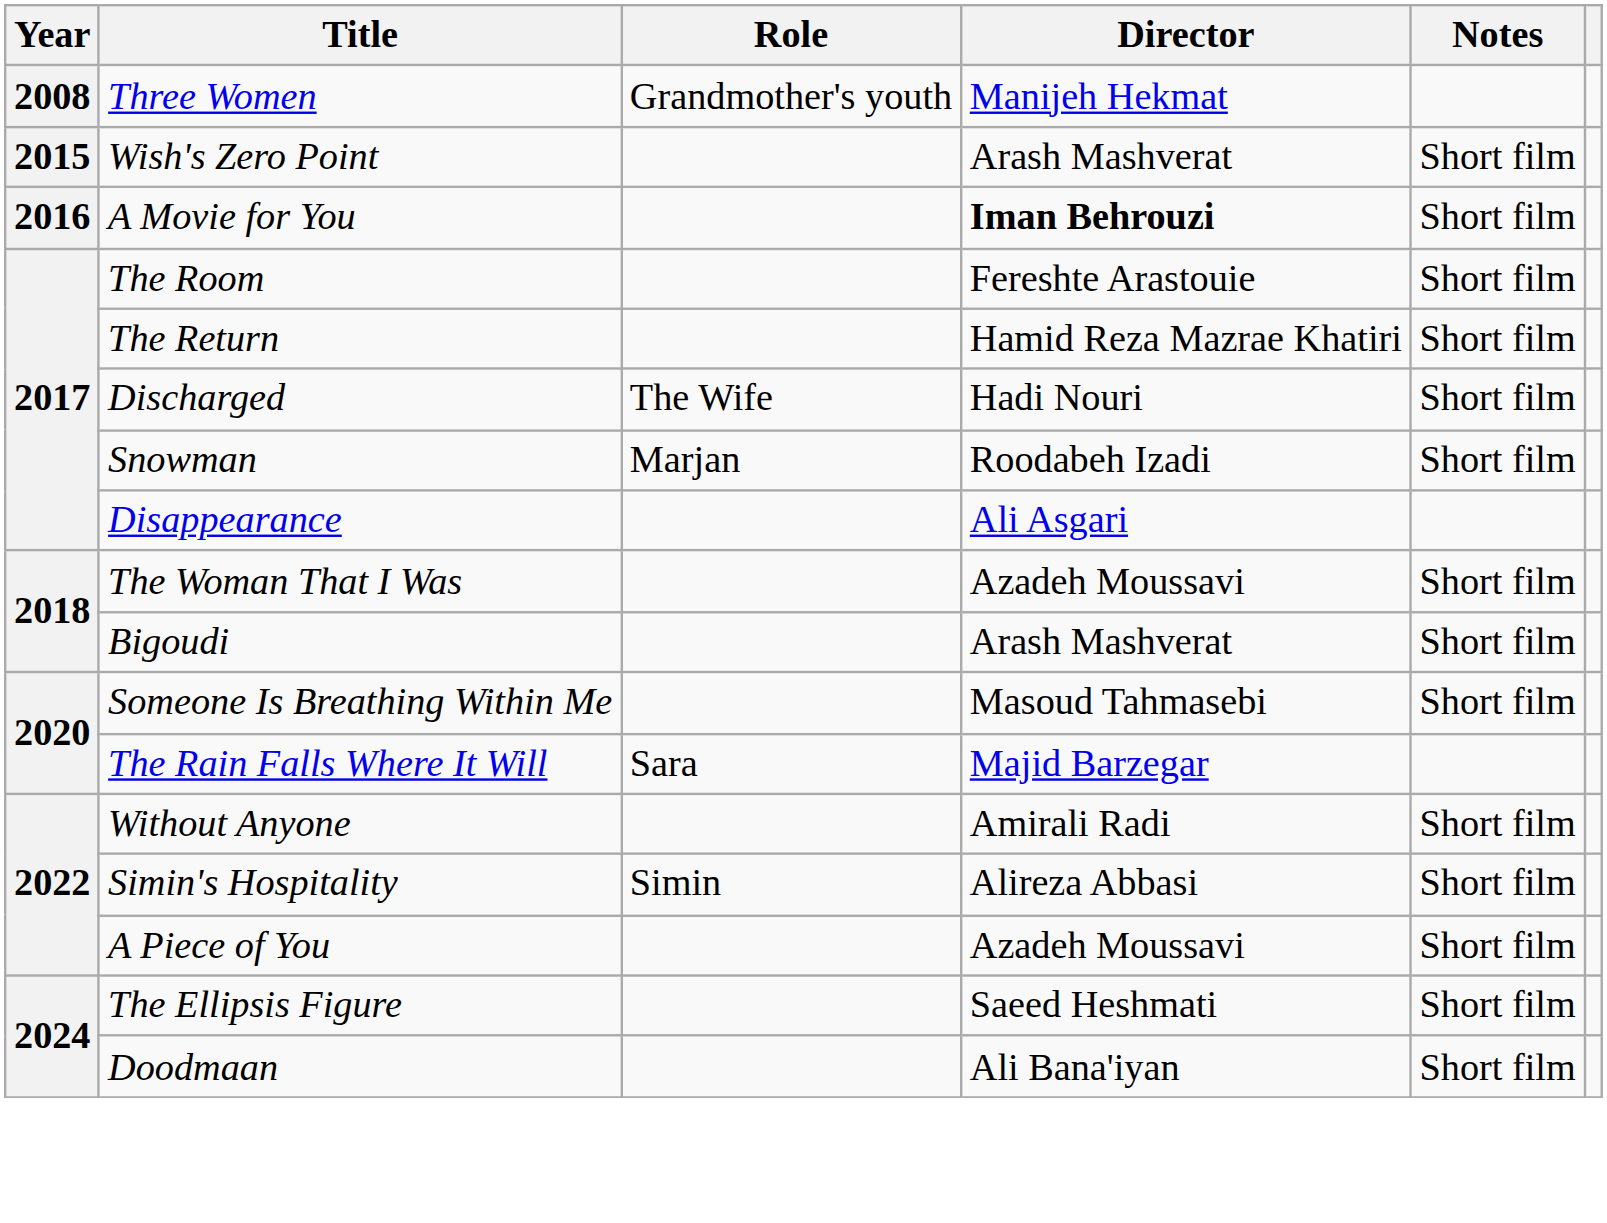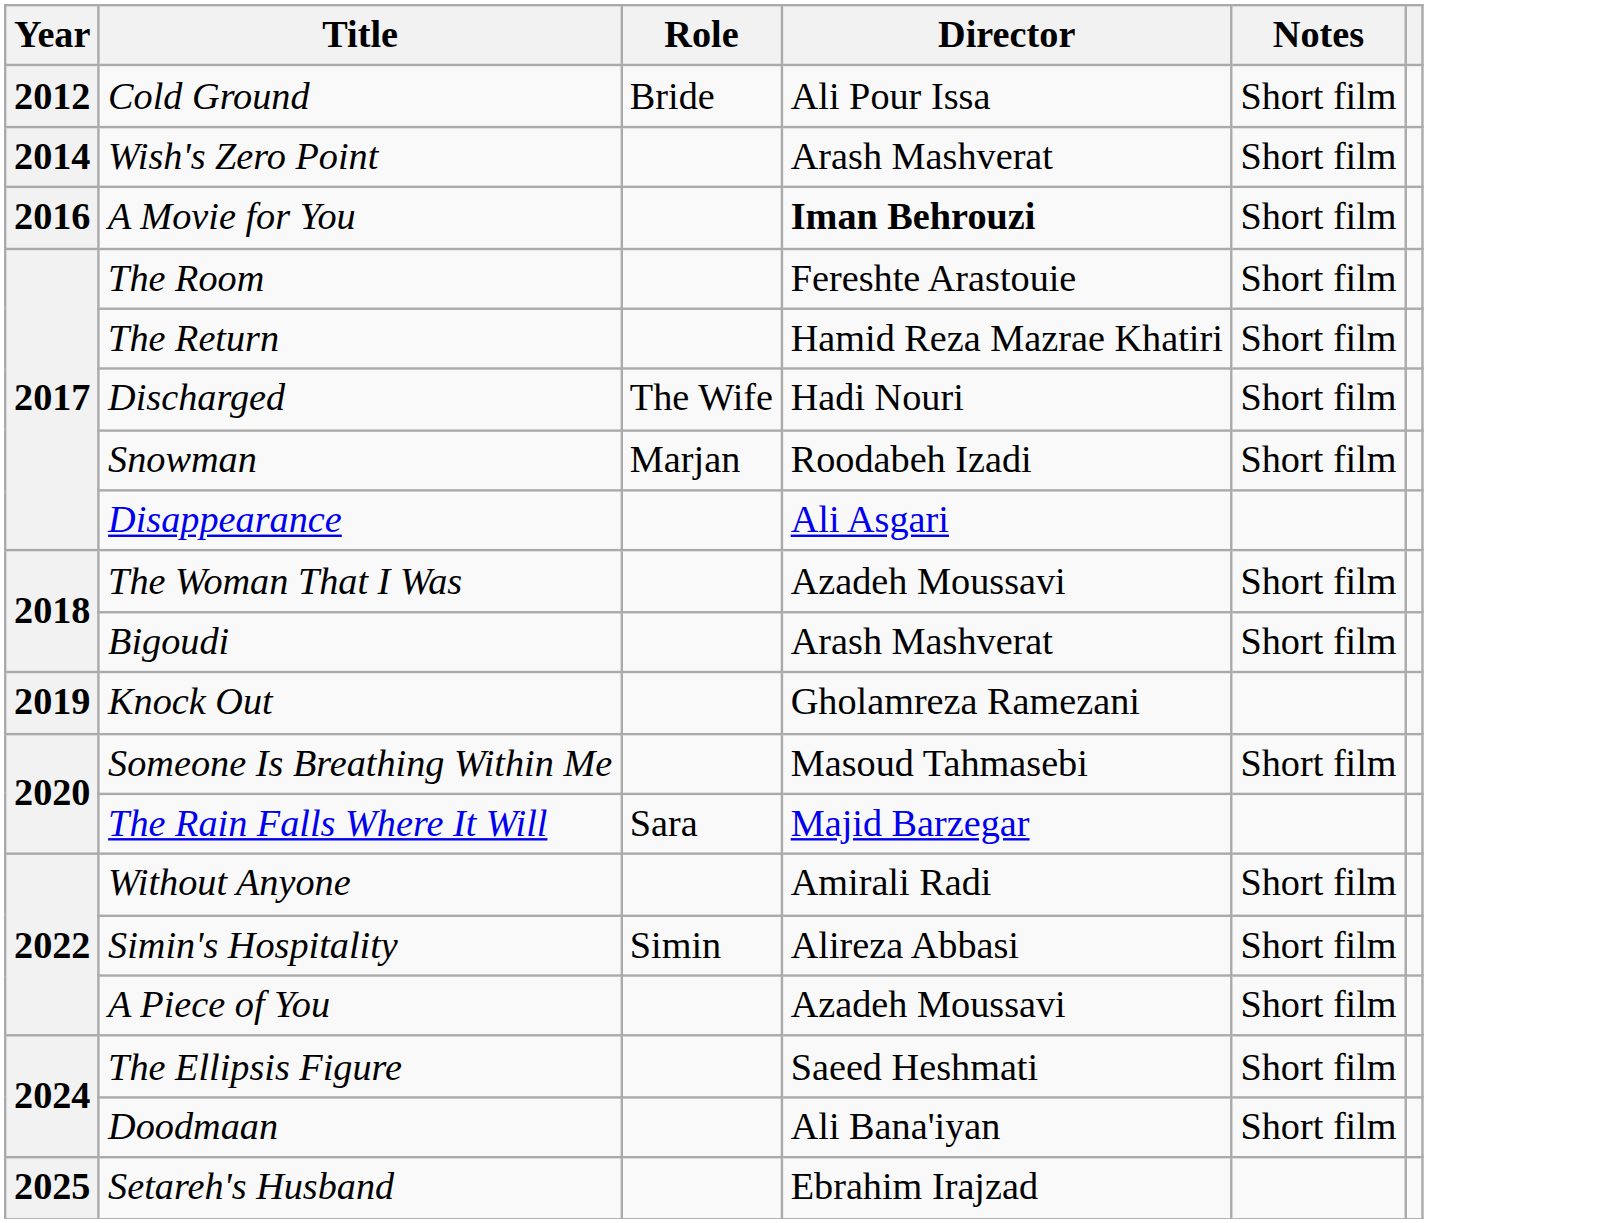- row: (212, 95)
+ row: (209, 95)
(52, 156) 2015 -> (52, 156) 2014
+ row: (190, 701)
+ row: (251, 1187)
